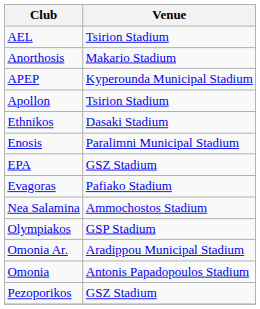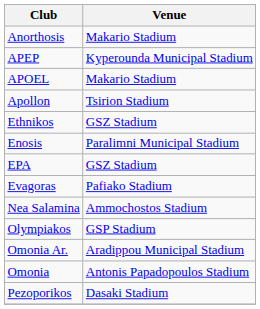- row: (20, 36)
+ row: (28, 79)
(127, 122) Dasaki Stadium -> (121, 122) GSZ Stadium
(121, 293) GSZ Stadium -> (127, 293) Dasaki Stadium
